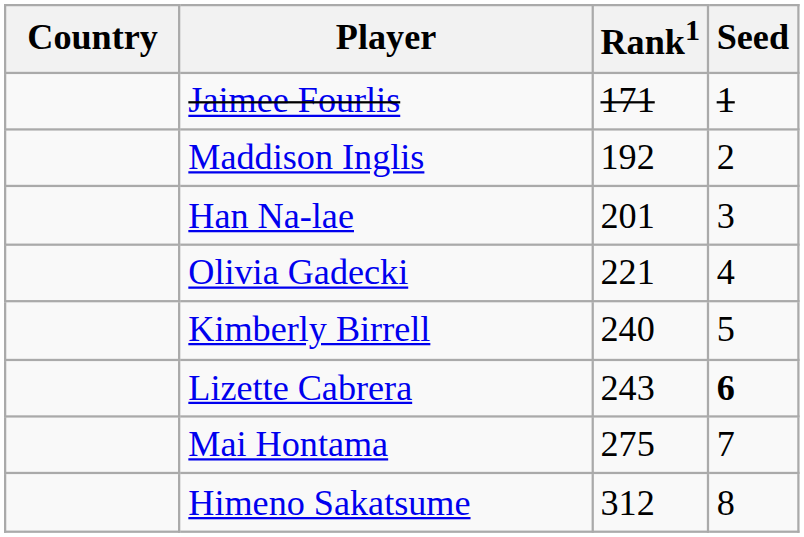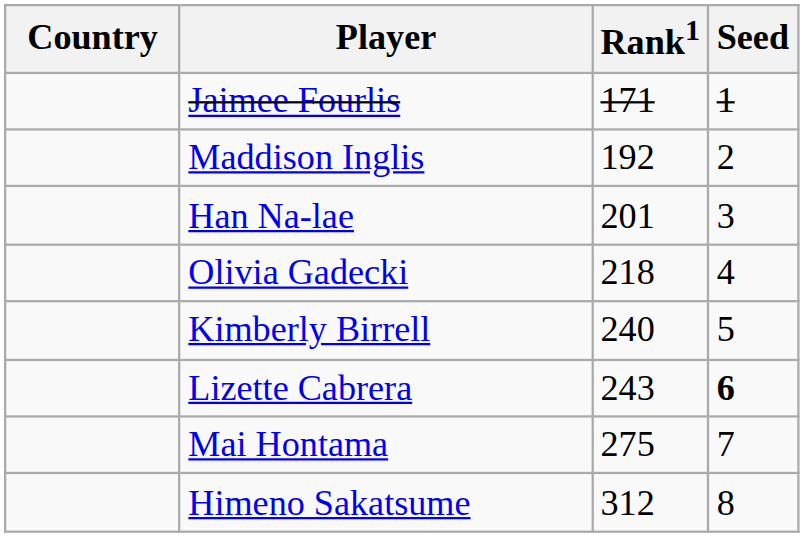(628, 272) 221 -> (628, 272) 218
